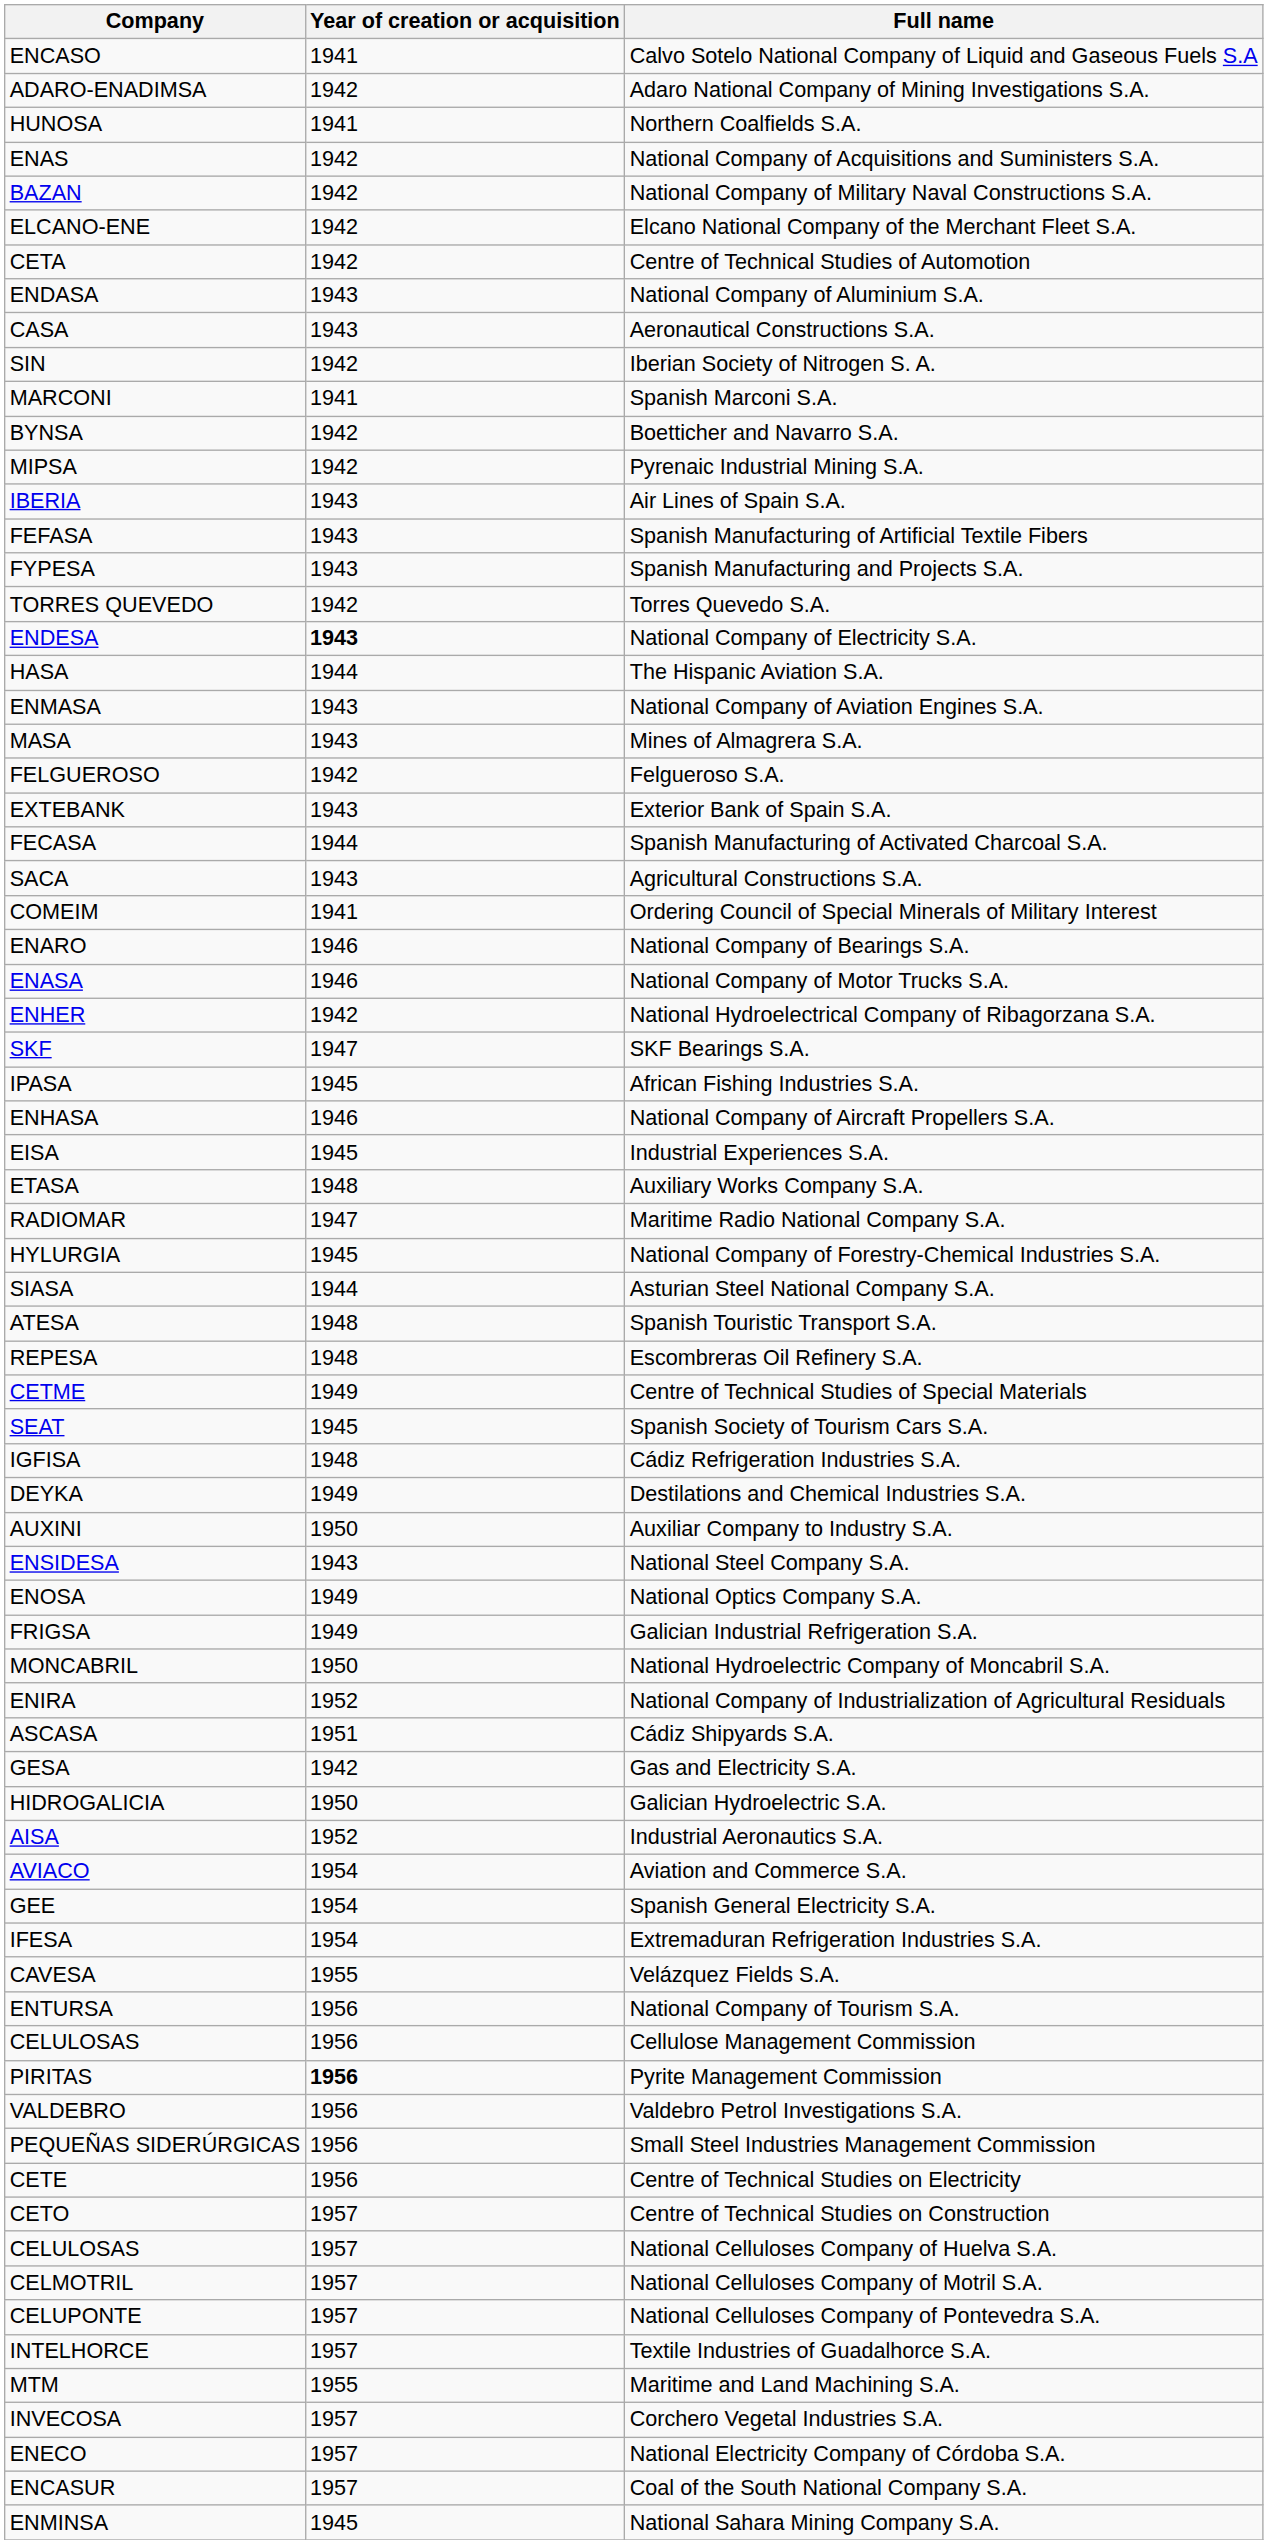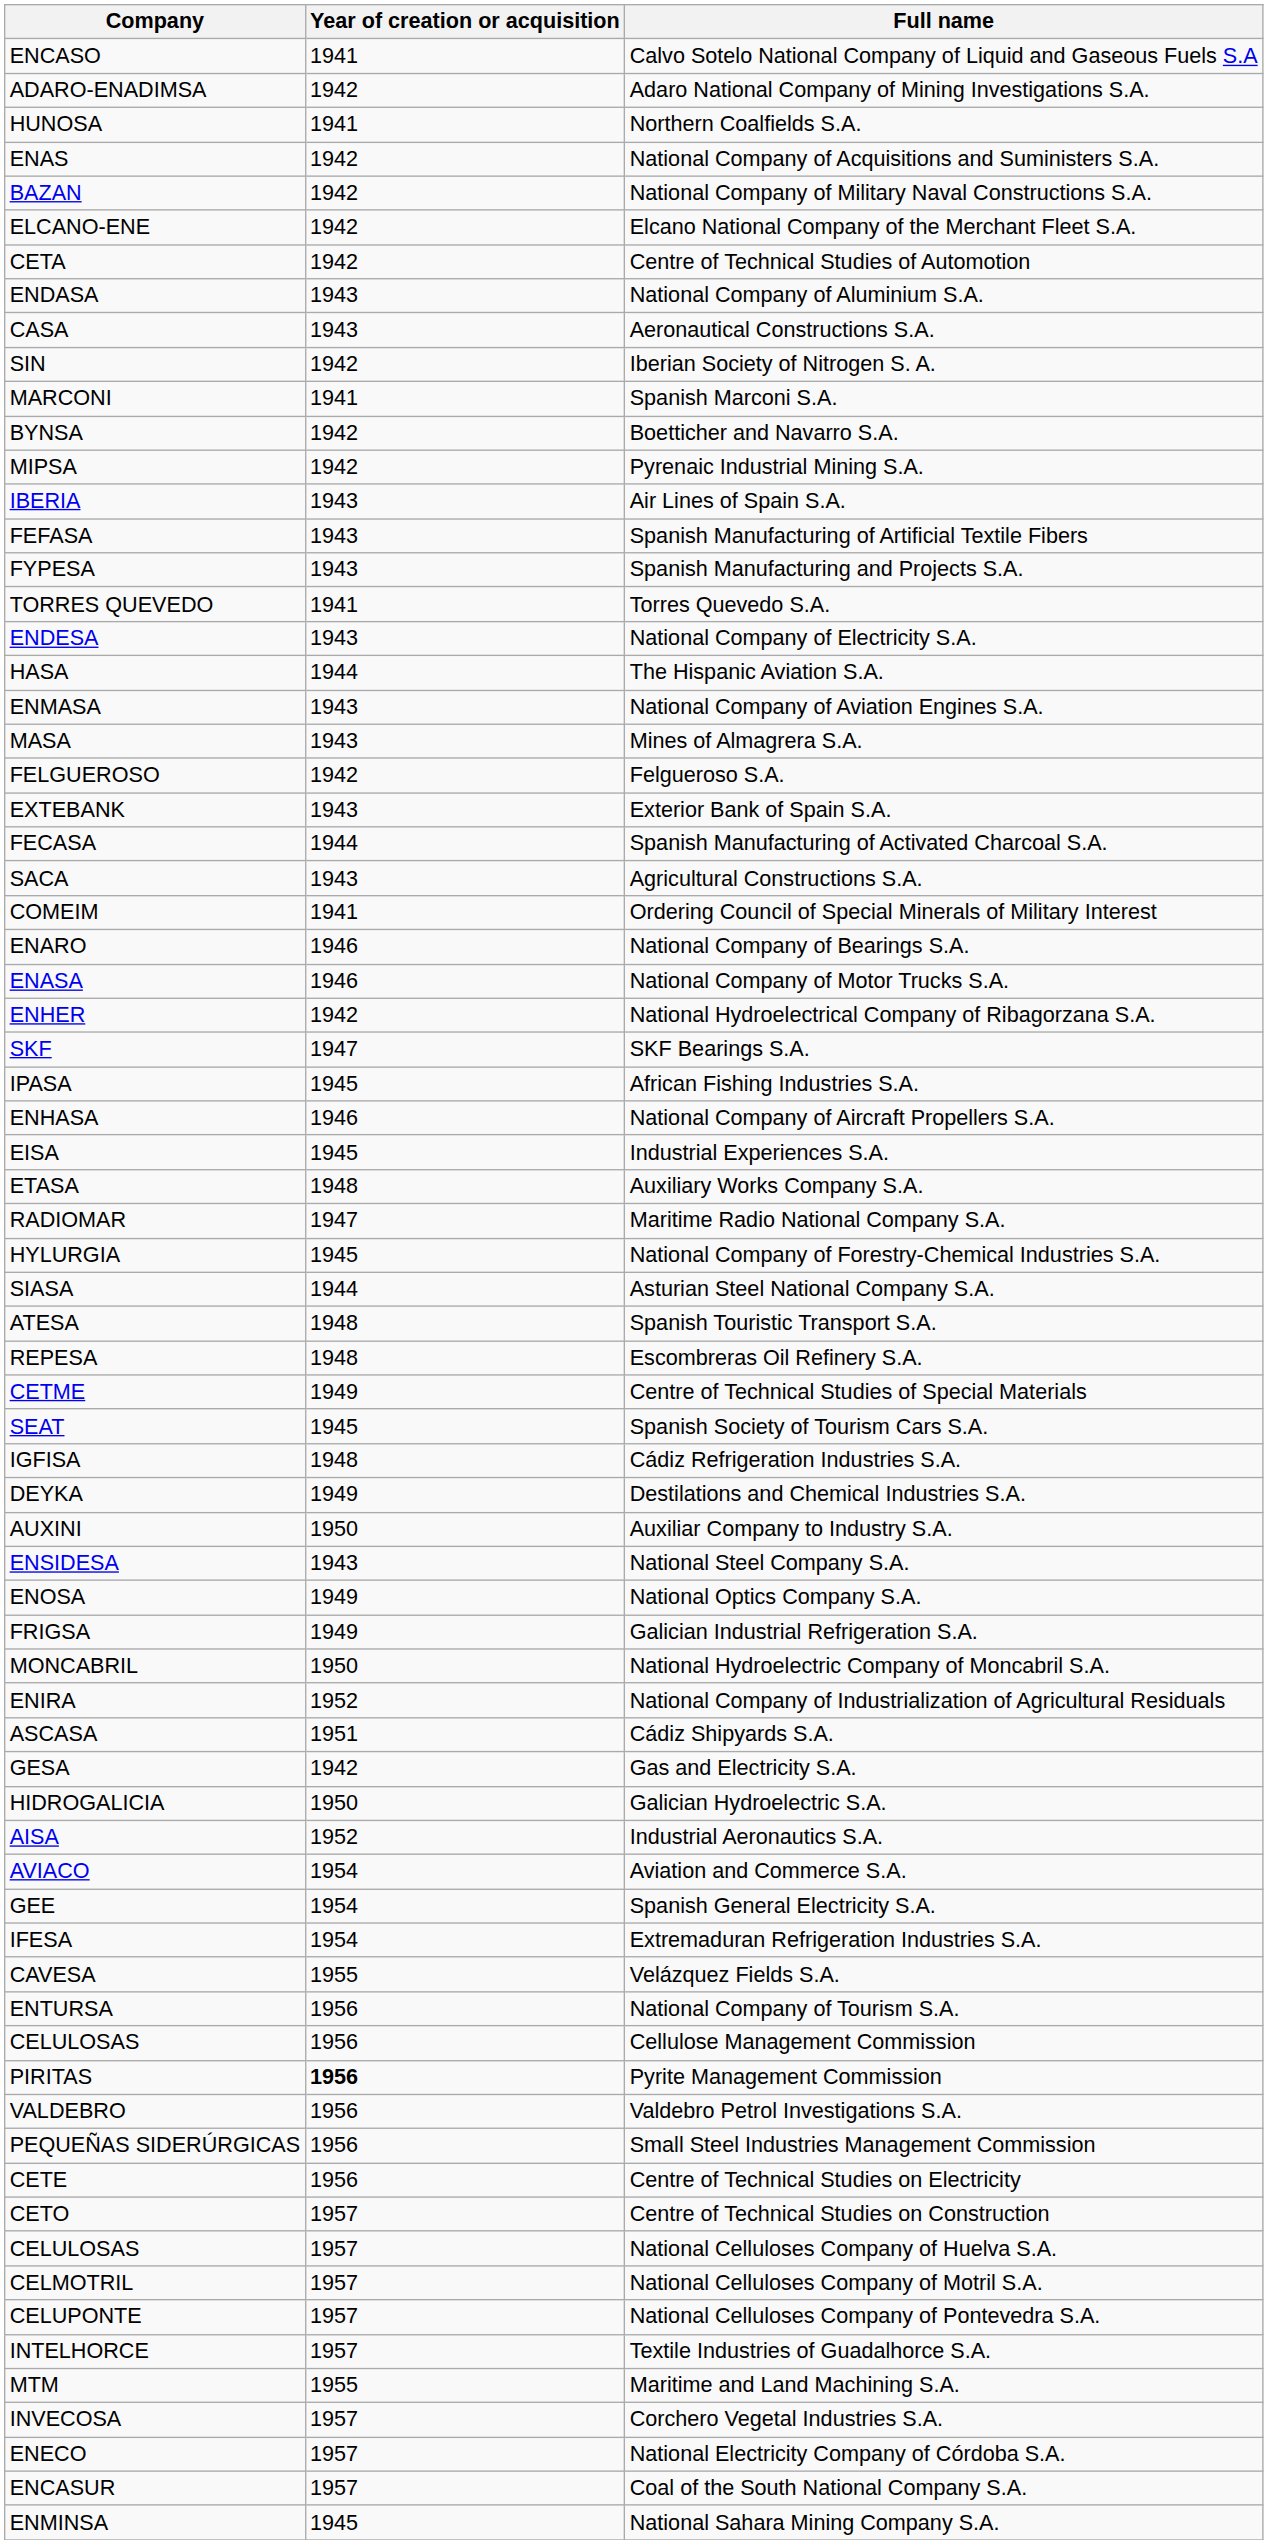(334, 603) 1942 -> (334, 603) 1941
(334, 638) bold -> (334, 638) normal
